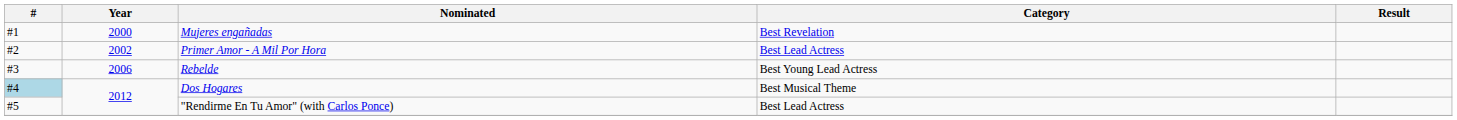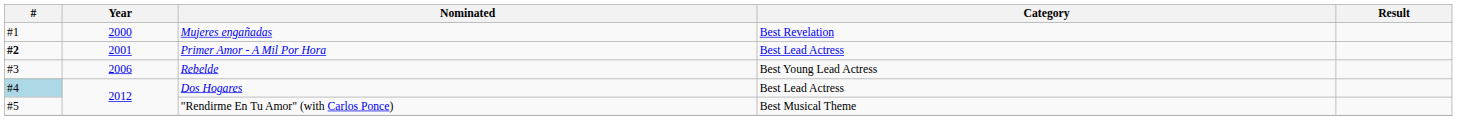(13, 50) normal -> (13, 50) bold
(120, 50) 2002 -> (120, 50) 2001
(808, 87) Best Musical Theme -> (802, 87) Best Lead Actress
(802, 106) Best Lead Actress -> (808, 106) Best Musical Theme
